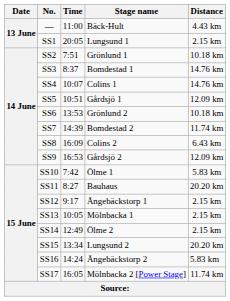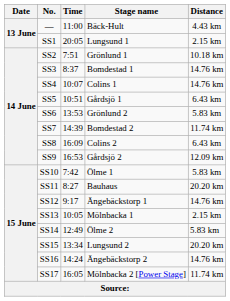(207, 98) 12.09 km -> (207, 98) 6.43 km
(207, 113) 10.18 km -> (207, 113) 5.83 km
(207, 200) 2.15 km -> (207, 200) 14.76 km
(207, 230) 2.15 km -> (205, 230) 5.83 km
(205, 259) 5.83 km -> (207, 259) 14.76 km
